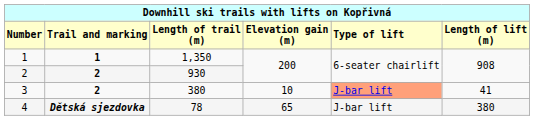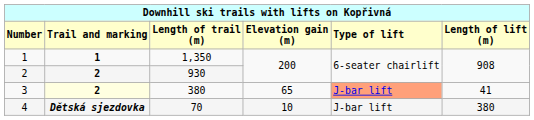(97, 90) no background -> (97, 90) lightyellow background
(287, 90) 10 -> (287, 90) 65
(197, 107) 78 -> (197, 107) 70
(287, 107) 65 -> (287, 107) 10
